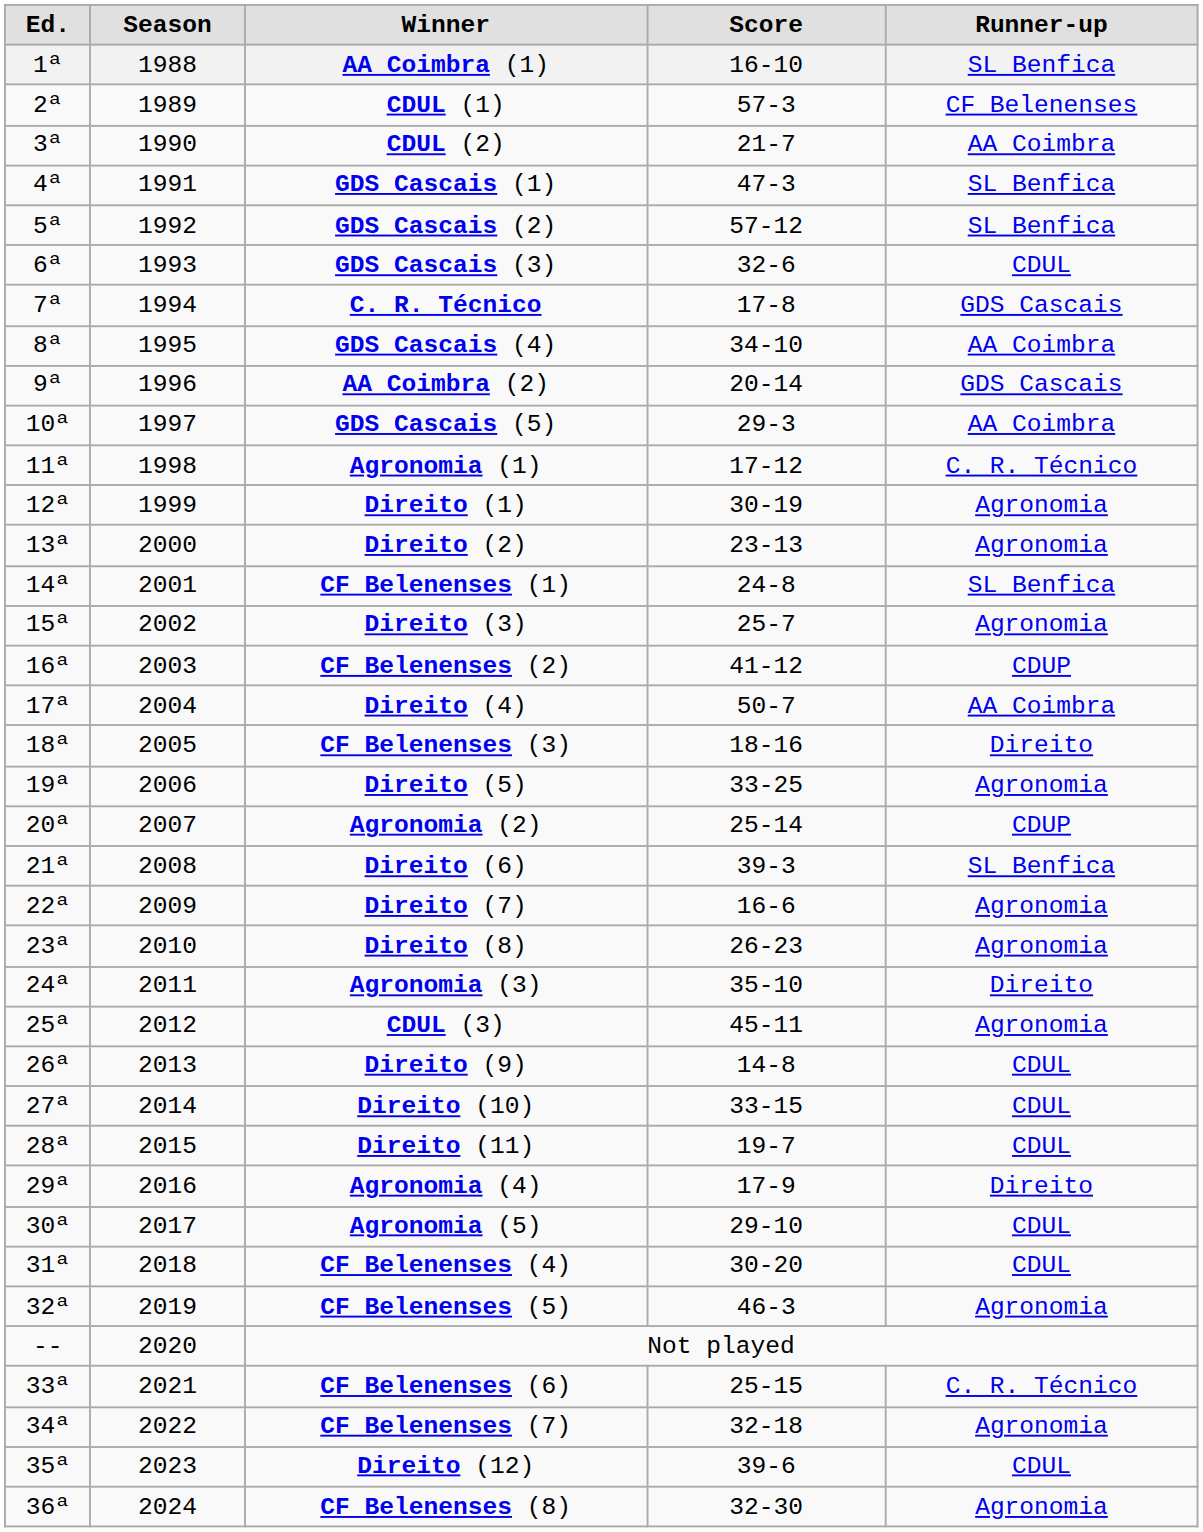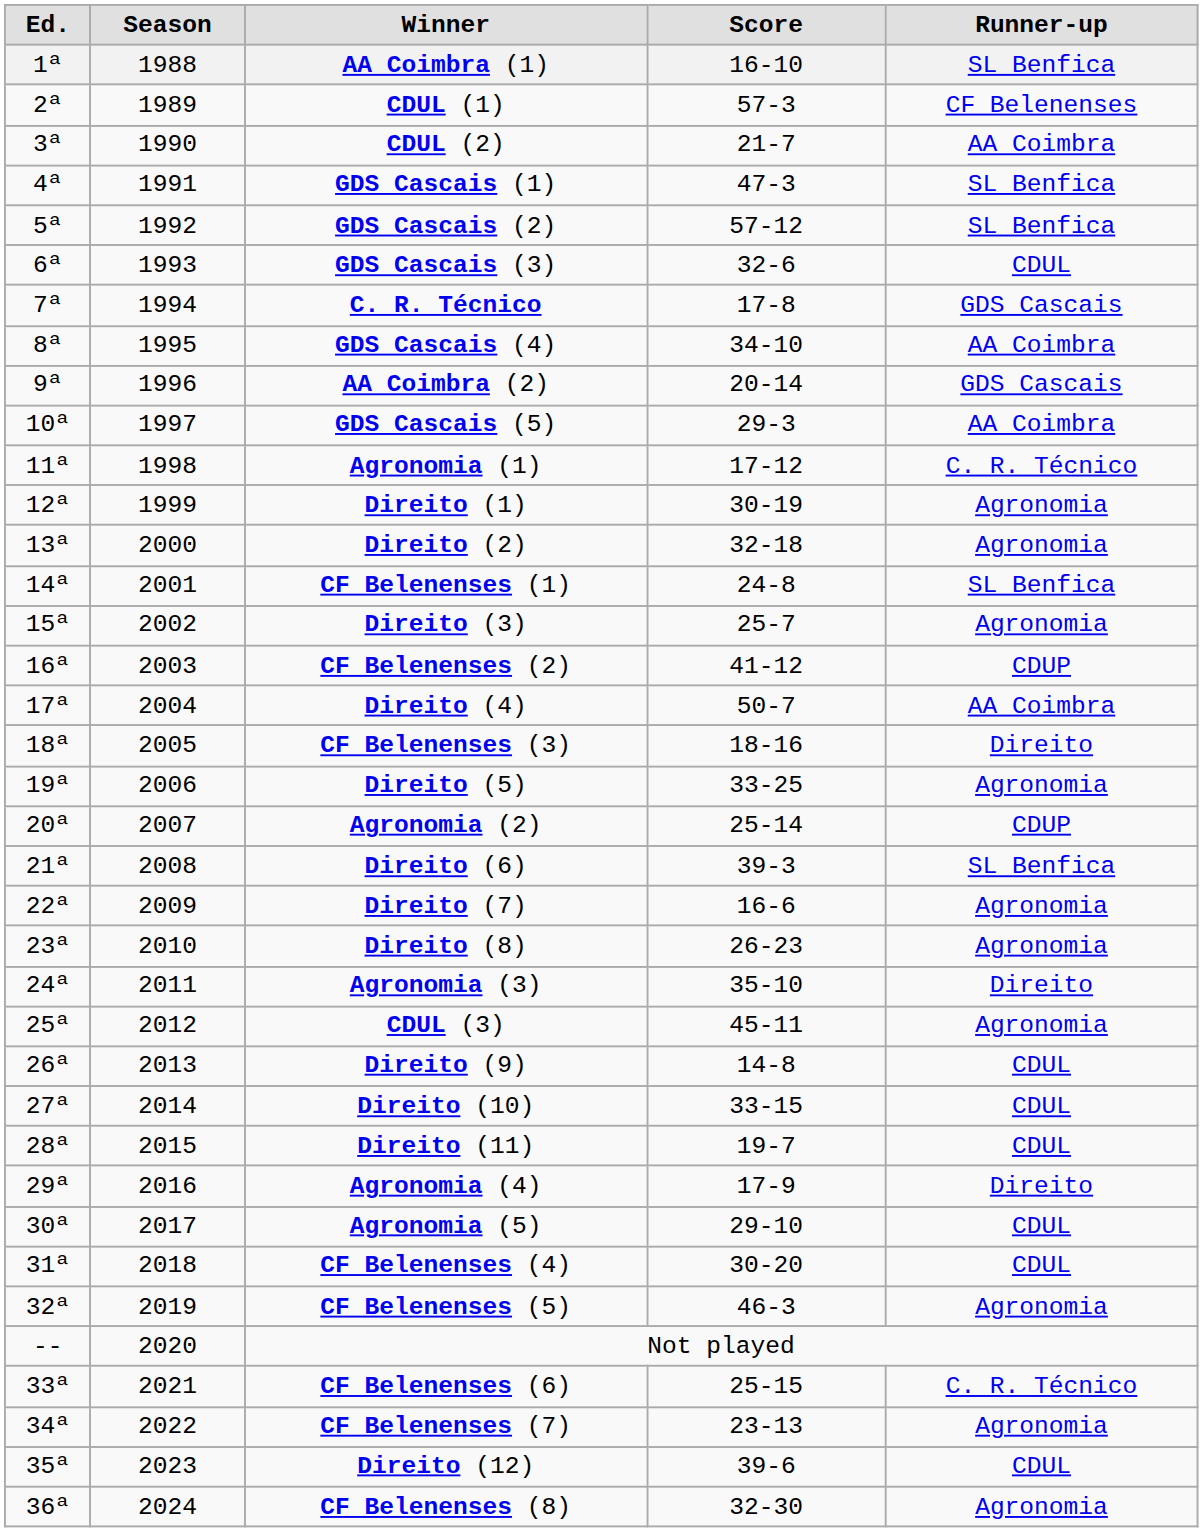(766, 546) 23-13 -> (766, 546) 32-18
(766, 1427) 32-18 -> (766, 1427) 23-13
